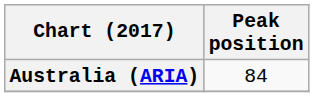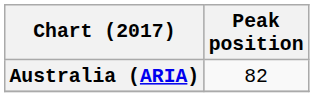(256, 76) 84 -> (256, 76) 82
